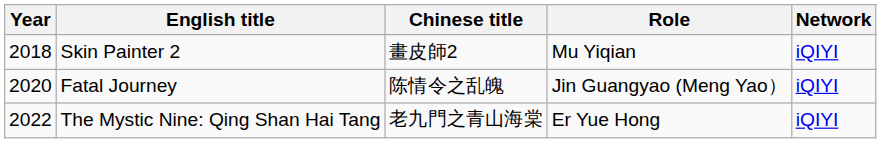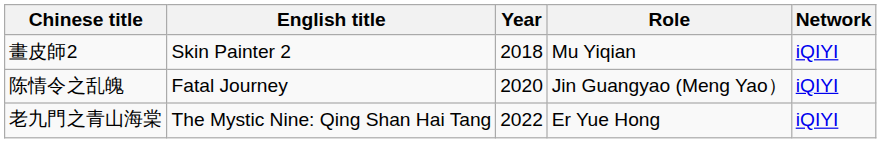columns swapped: (30, 19) <-> (466, 19)
